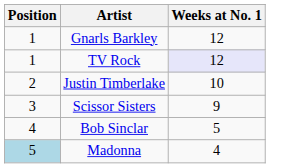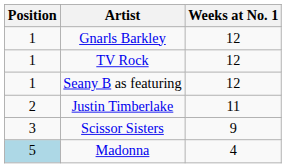(217, 60) lavender background -> (233, 60) no background
+ row: (122, 83)
(217, 83) 10 -> (233, 106) 11
- row: (114, 128)
